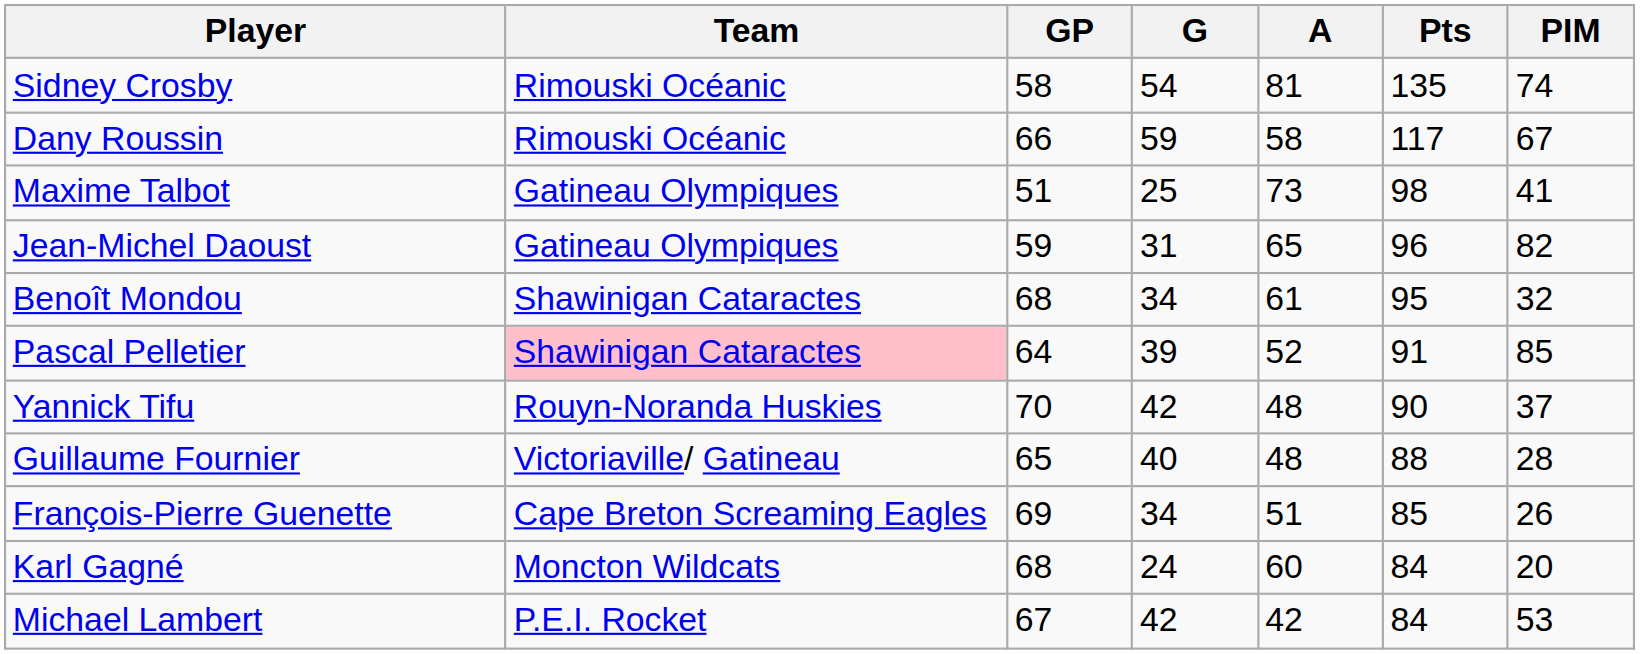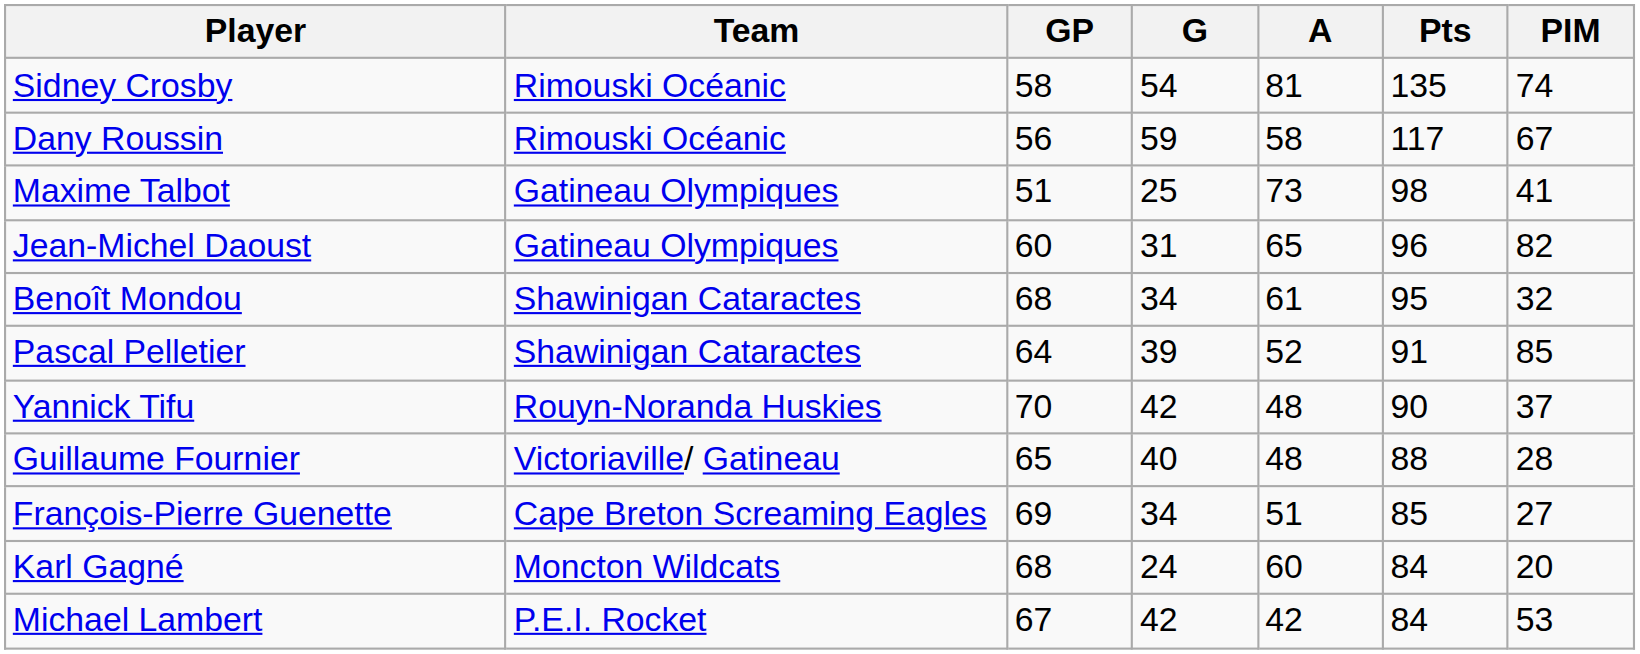(1034, 138) 66 -> (1034, 138) 56
(1034, 245) 59 -> (1034, 245) 60
(687, 352) pink background -> (687, 352) no background
(1534, 513) 26 -> (1534, 513) 27
